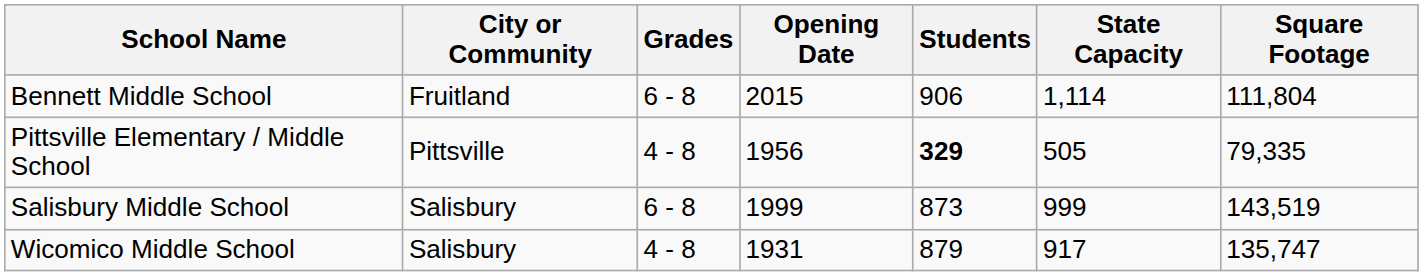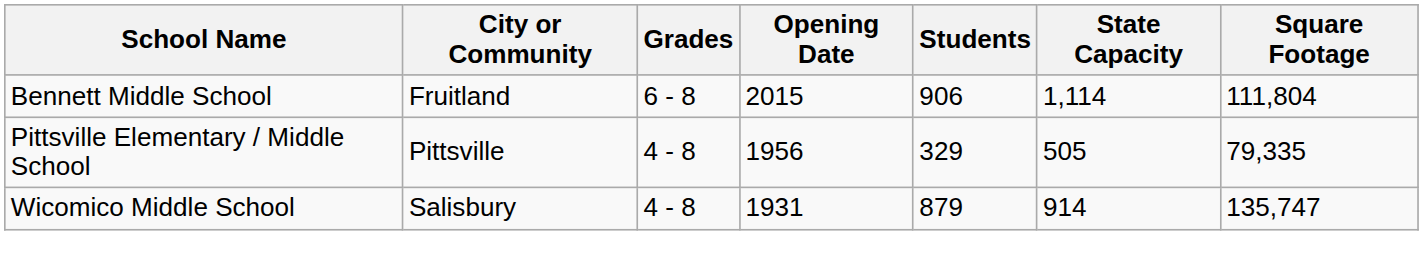(941, 151) bold -> (941, 151) normal
- row: (150, 207)
(1065, 249) 917 -> (1065, 207) 914
